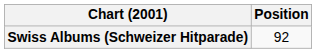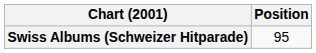(281, 37) 92 -> (281, 37) 95
